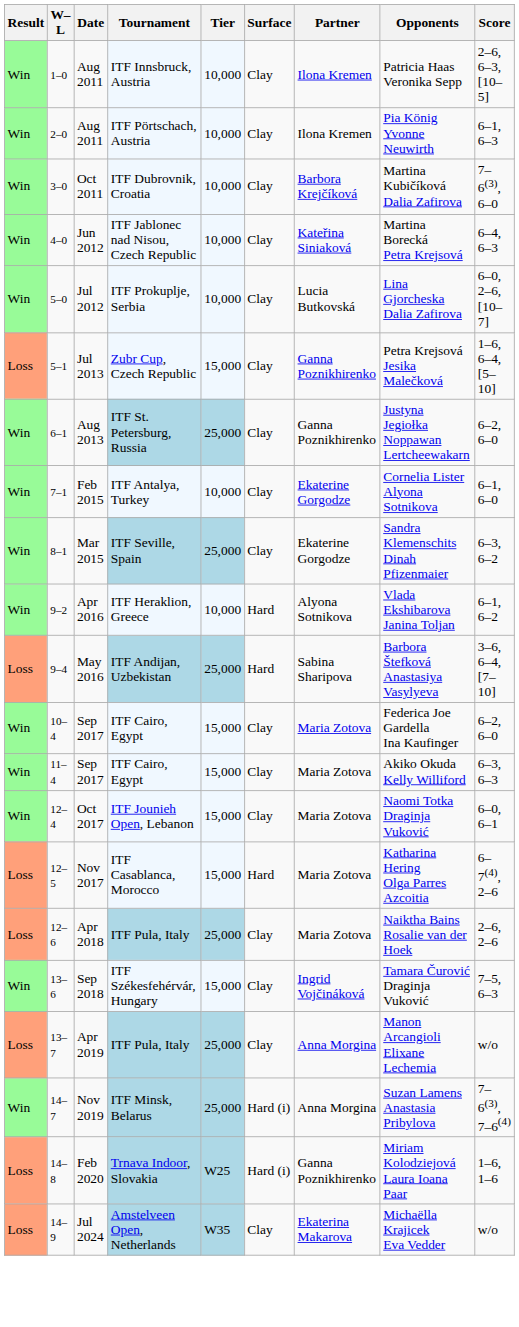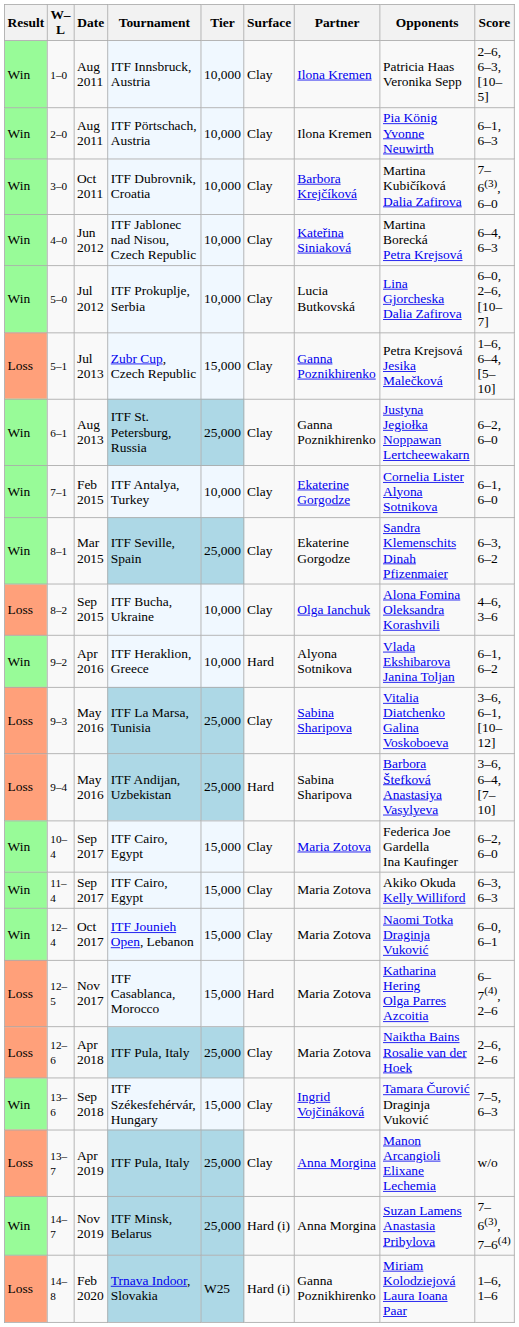+ row: (59, 610)
+ row: (59, 721)
- row: (59, 1230)
